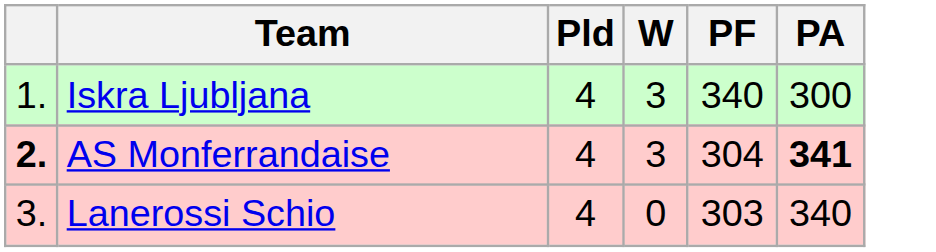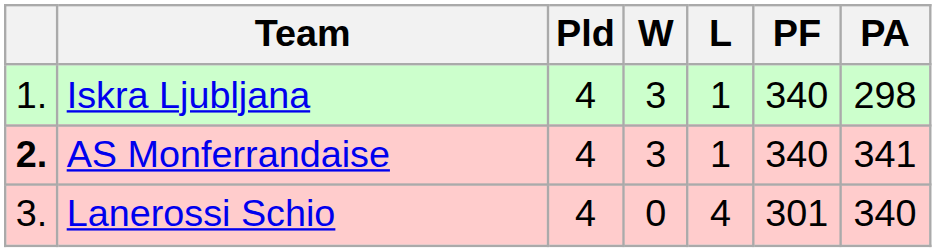+ column: (720, 34)
(820, 94) 300 -> (885, 94) 298
(732, 154) 304 -> (797, 154) 340
(820, 154) bold -> (885, 154) normal
(732, 214) 303 -> (797, 214) 301
